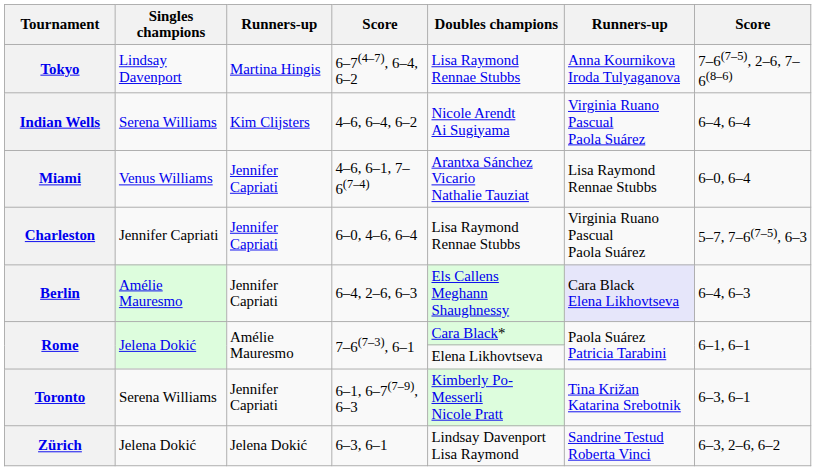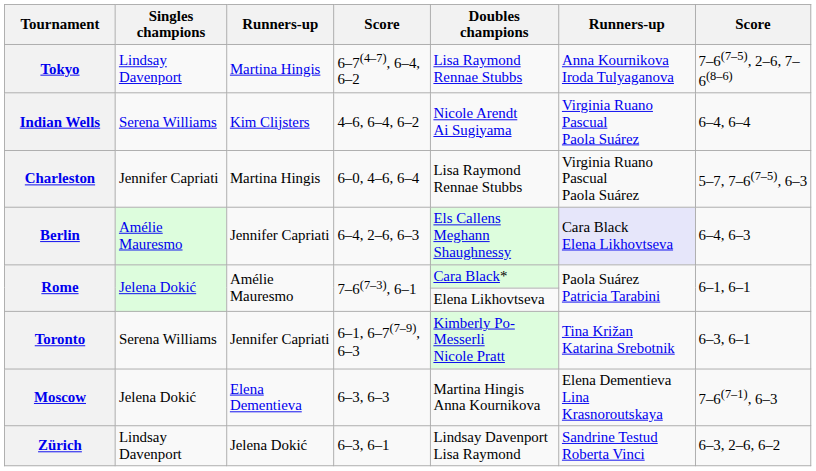- row: (60, 178)
(254, 235) Jennifer Capriati -> (275, 178) Martina Hingis
+ row: (60, 397)
(158, 445) Jelena Dokić -> (150, 445) Lindsay Davenport
